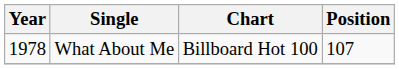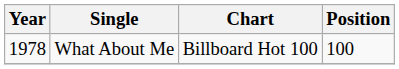(340, 48) 107 -> (340, 48) 100
